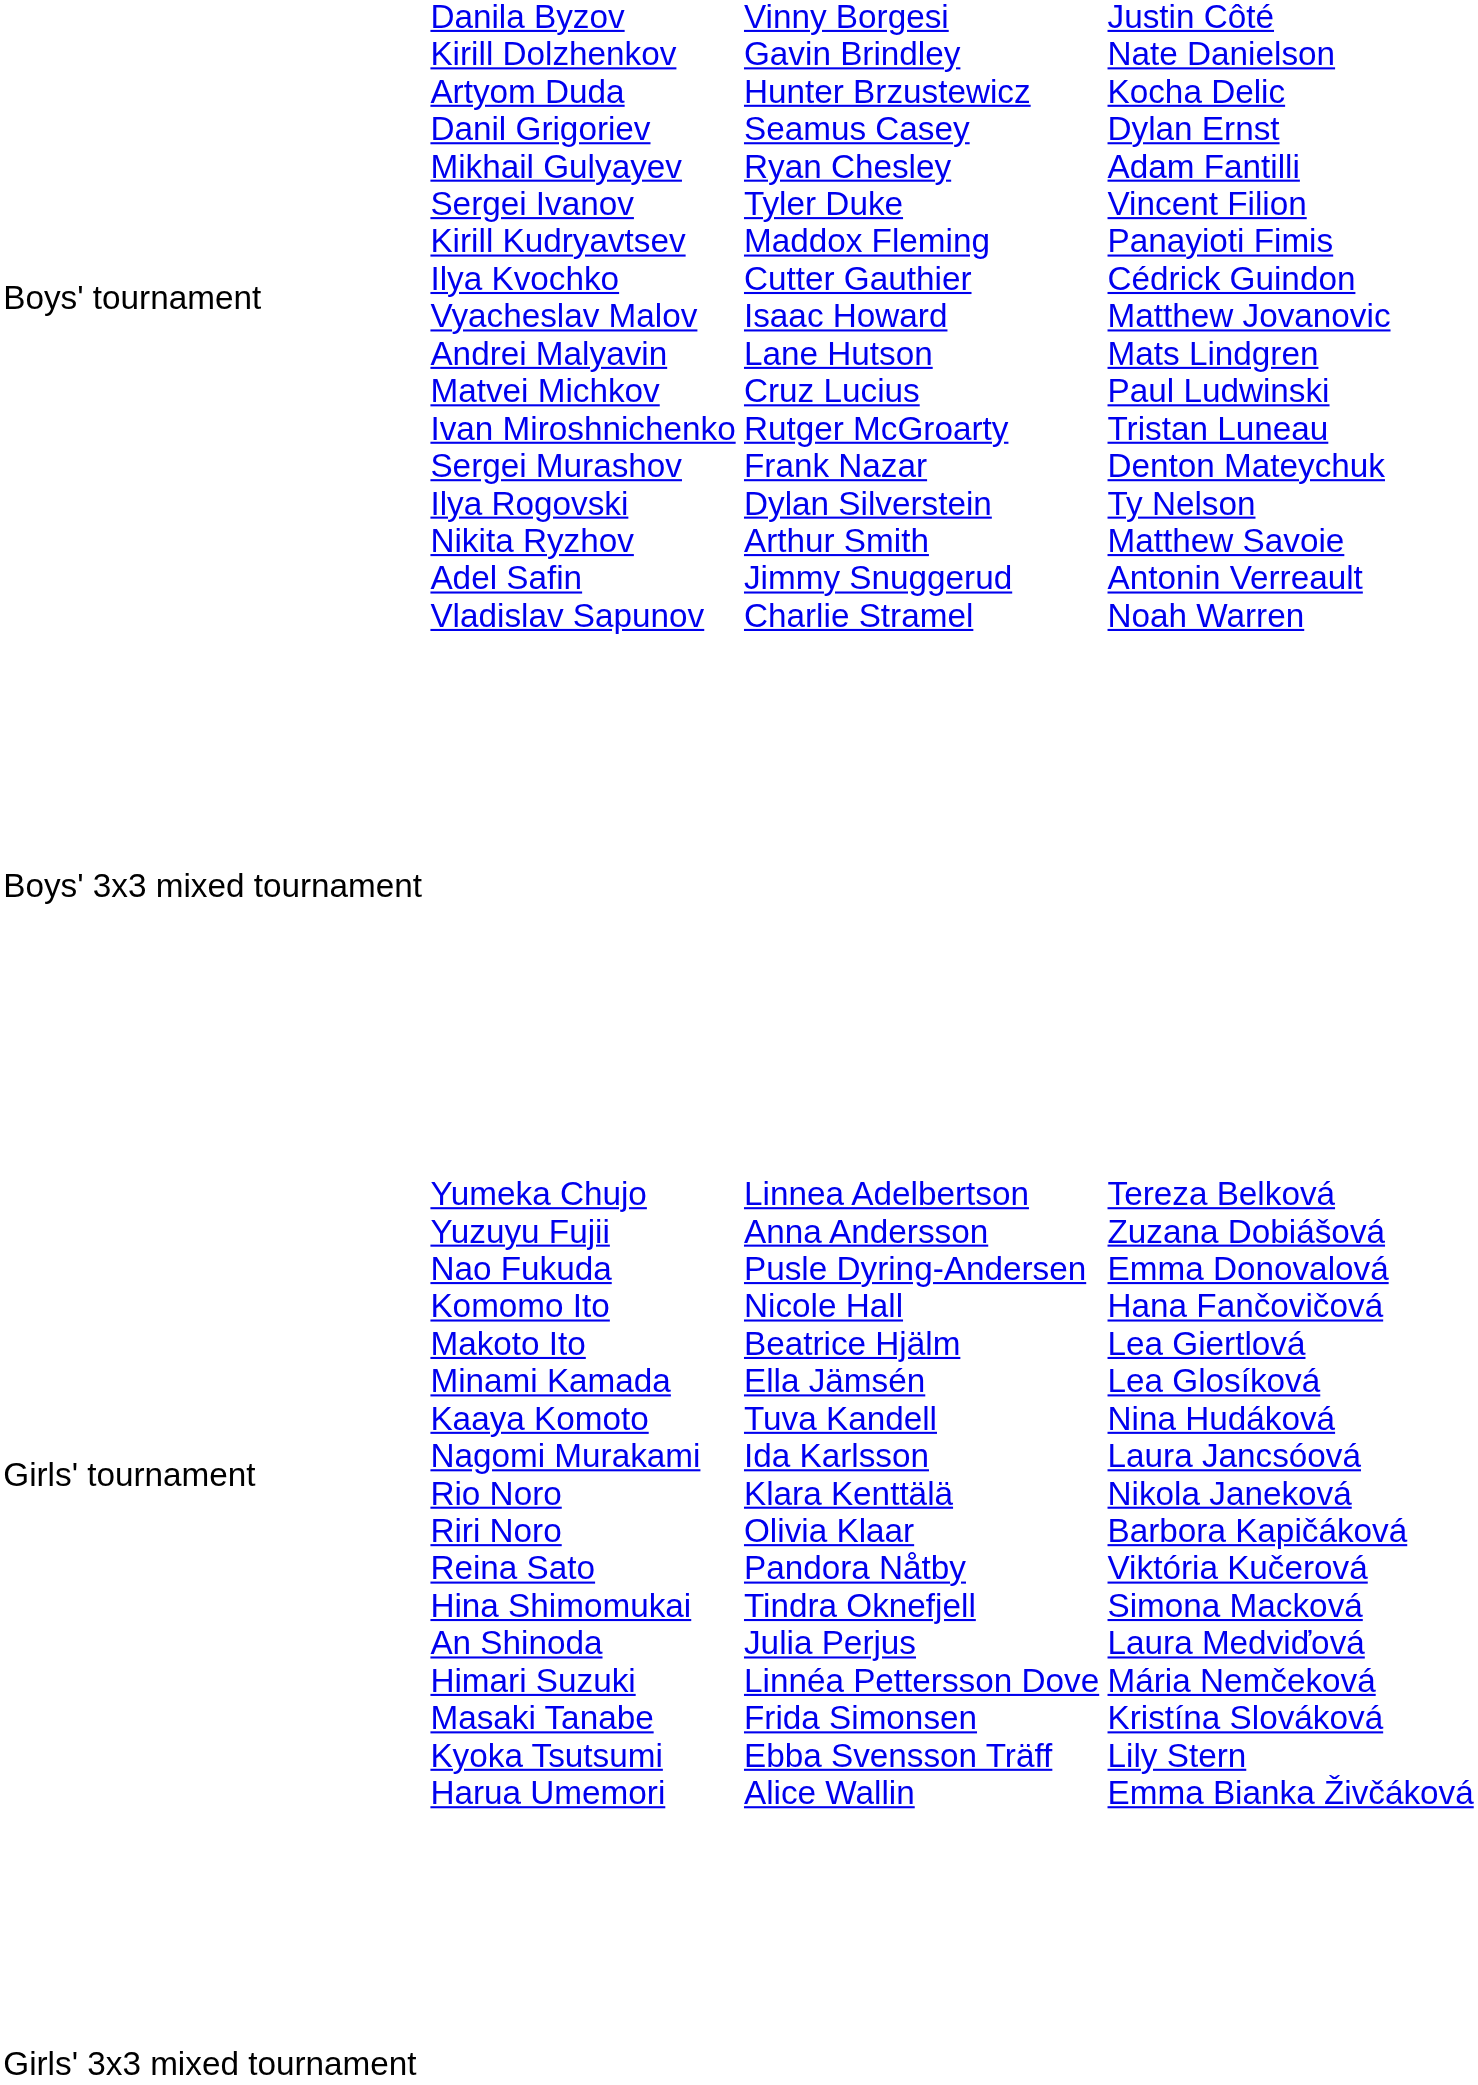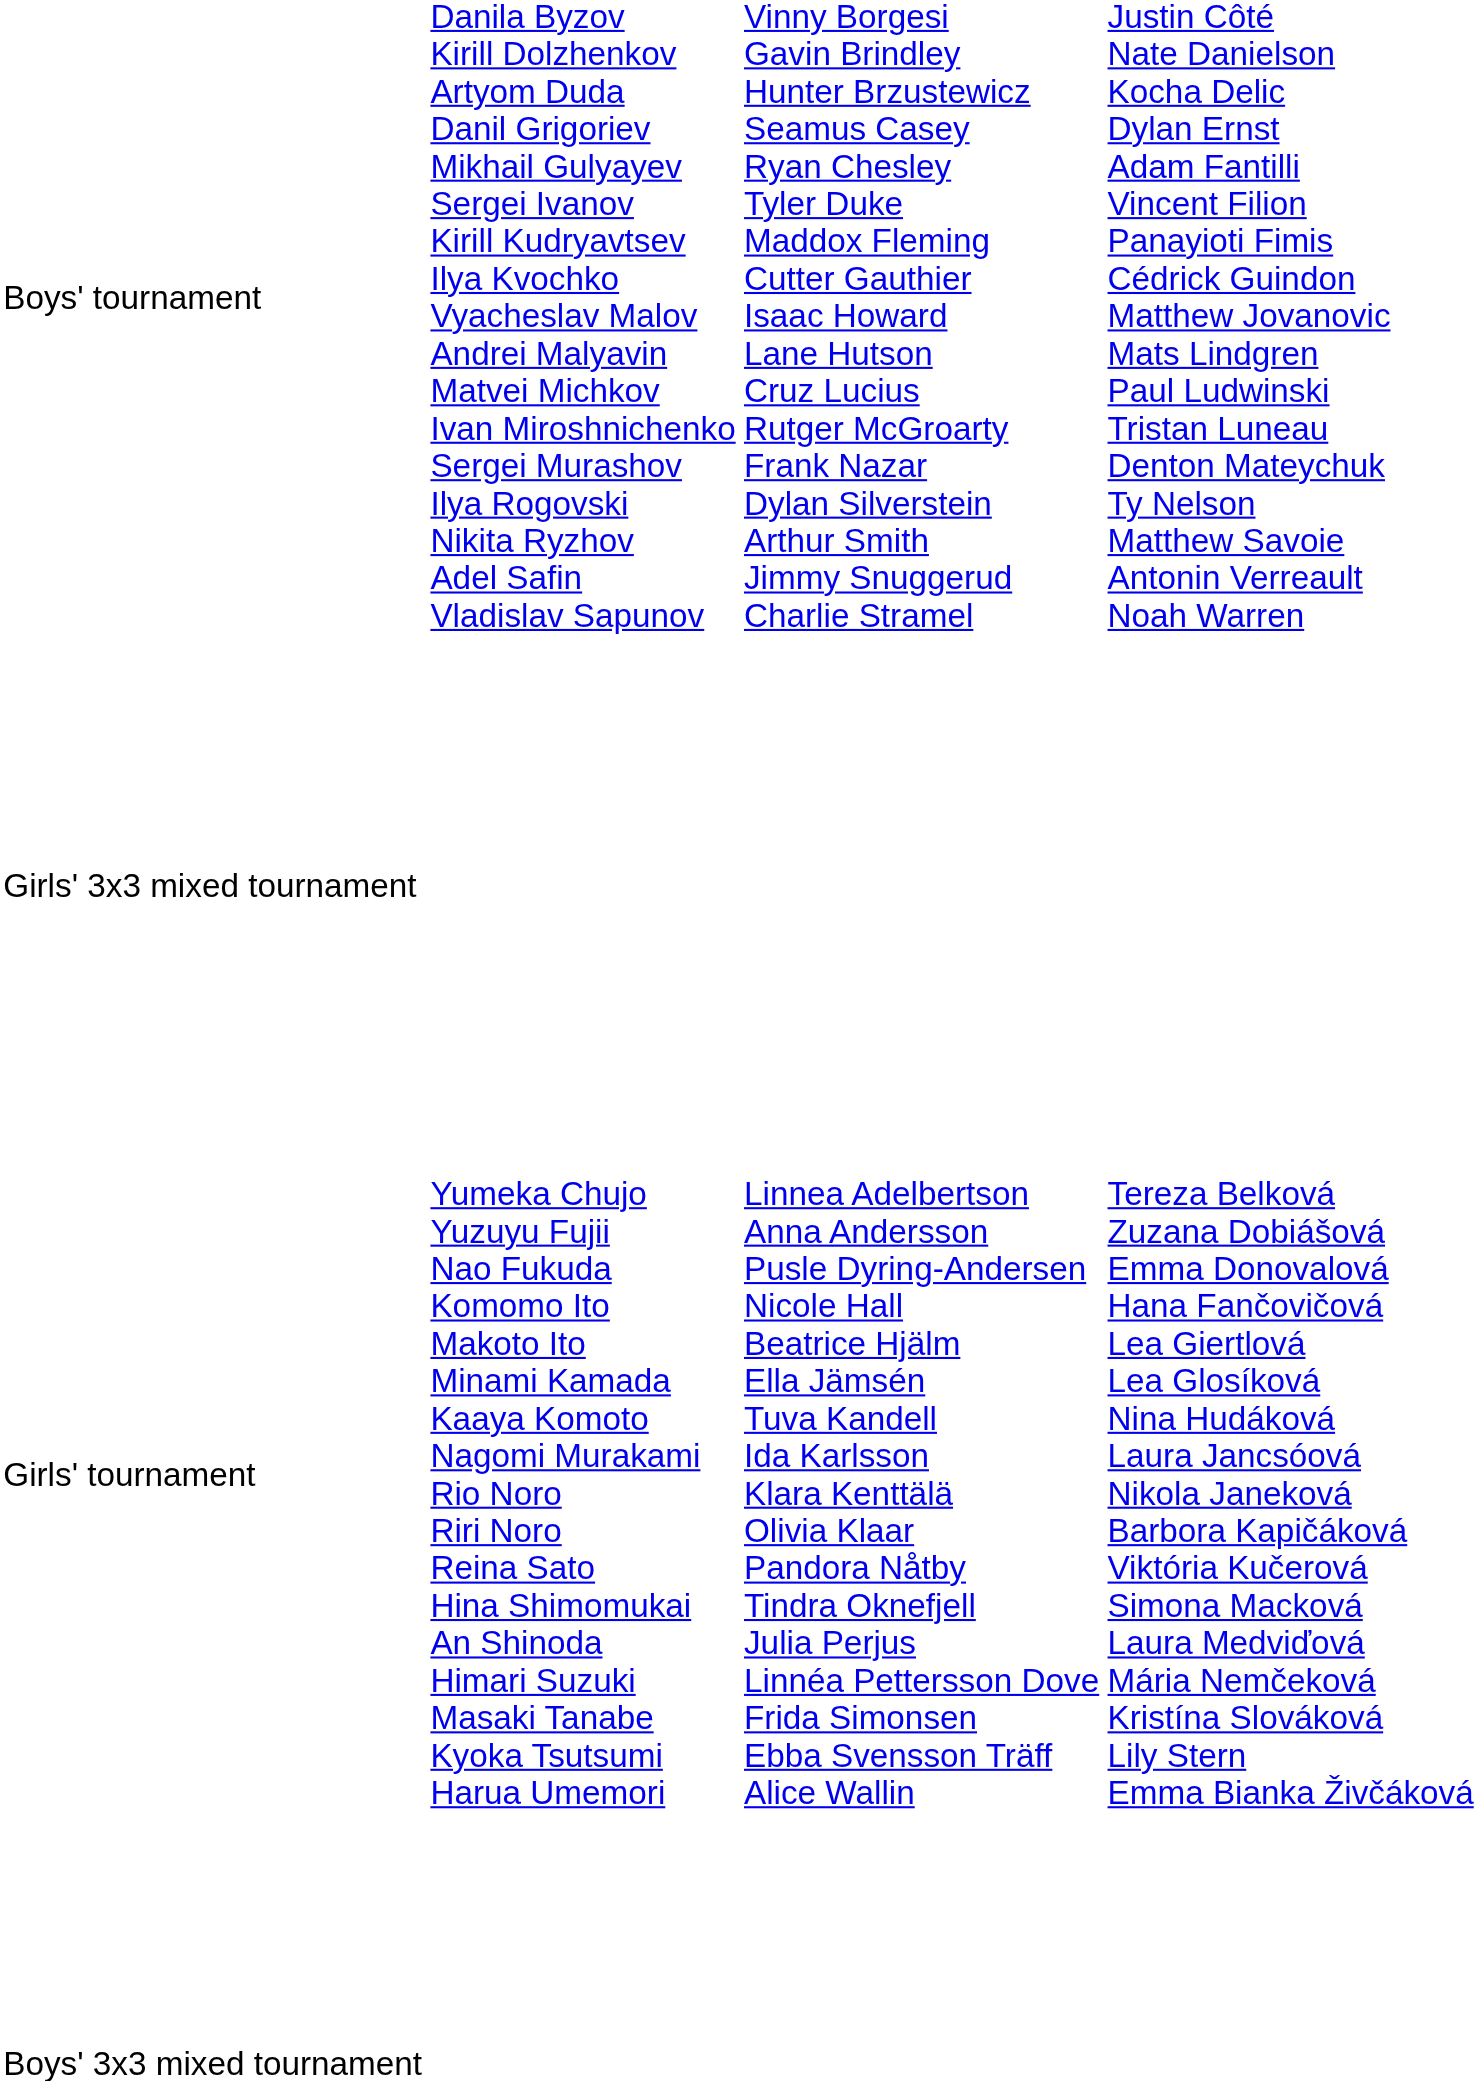rows swapped: (213, 886) <-> (210, 2063)
